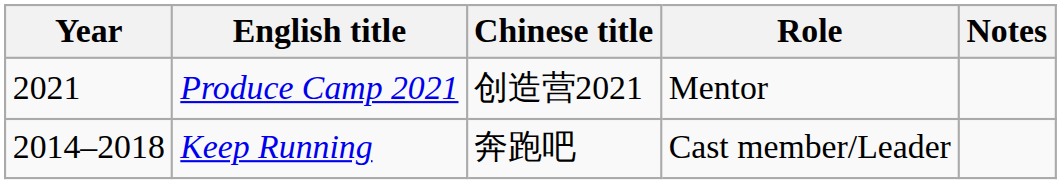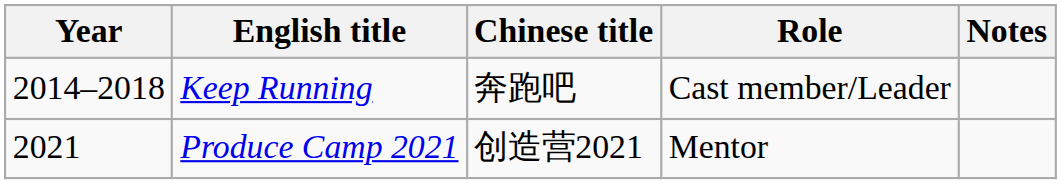rows swapped: (276, 147) <-> (319, 87)
